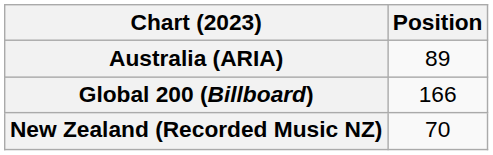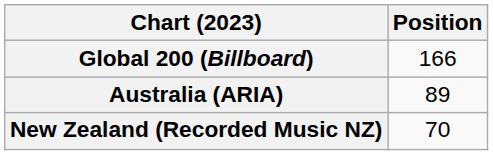rows swapped: (196, 58) <-> (196, 94)
